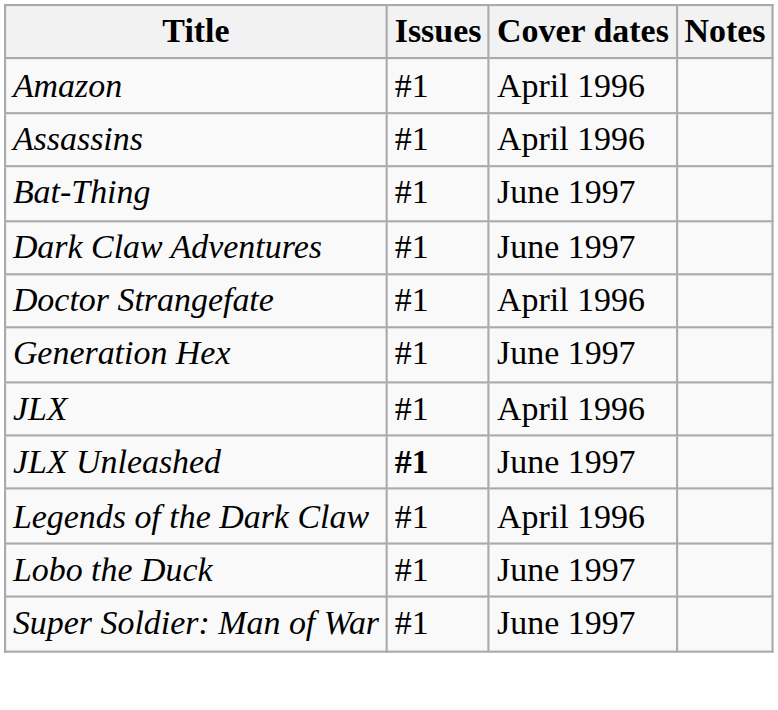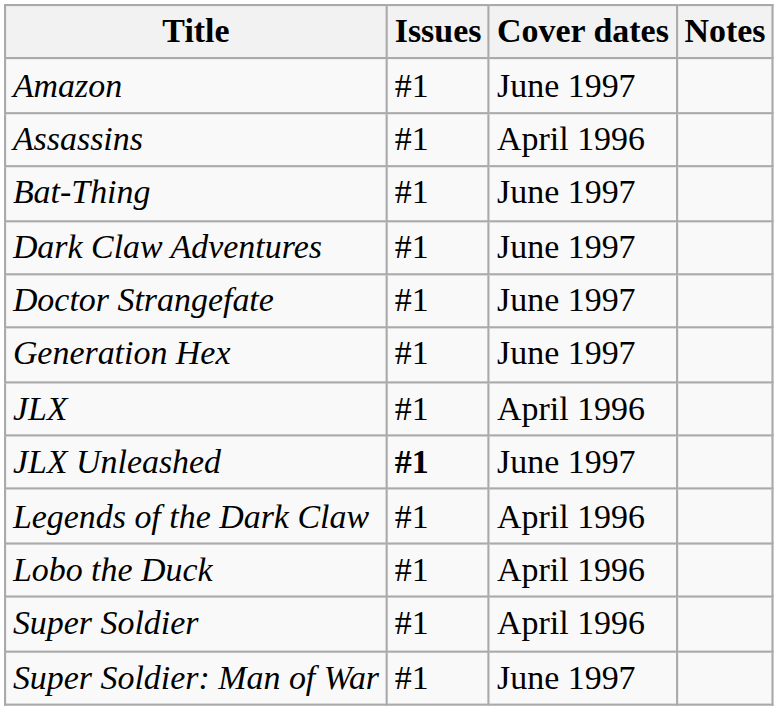(571, 85) April 1996 -> (566, 85) June 1997
(571, 300) April 1996 -> (566, 300) June 1997
(566, 569) June 1997 -> (571, 569) April 1996
+ row: (106, 623)
